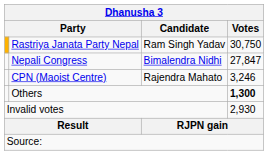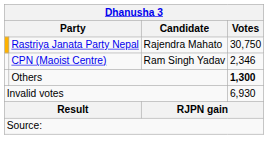(184, 45) Ram Singh Yadav -> (183, 45) Rajendra Mahato
- row: (49, 61)
(183, 77) Rajendra Mahato -> (184, 61) Ram Singh Yadav
(243, 77) 3,246 -> (243, 61) 2,346
(243, 110) 2,930 -> (243, 93) 6,930
